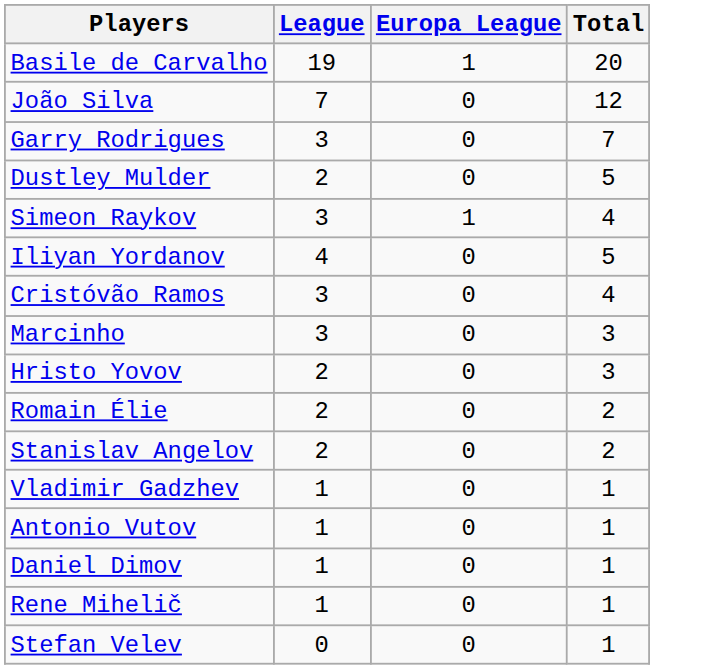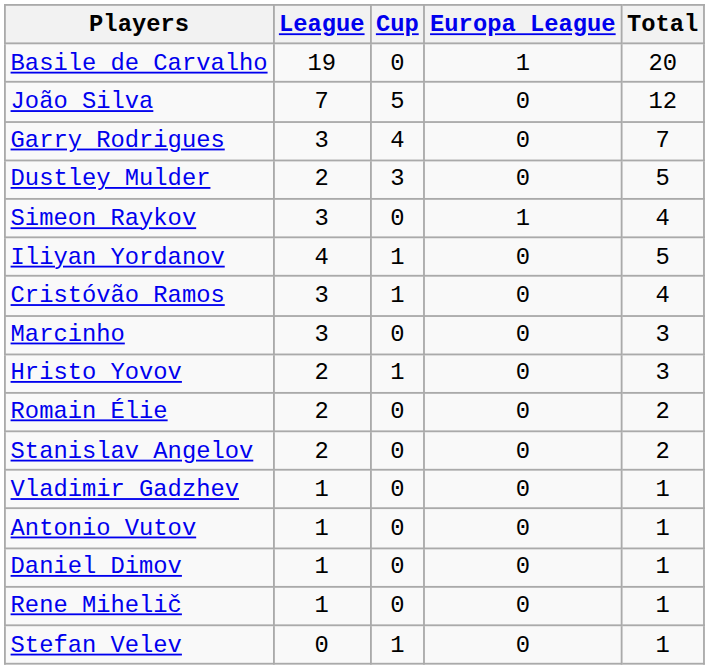+ column: (397, 24)
